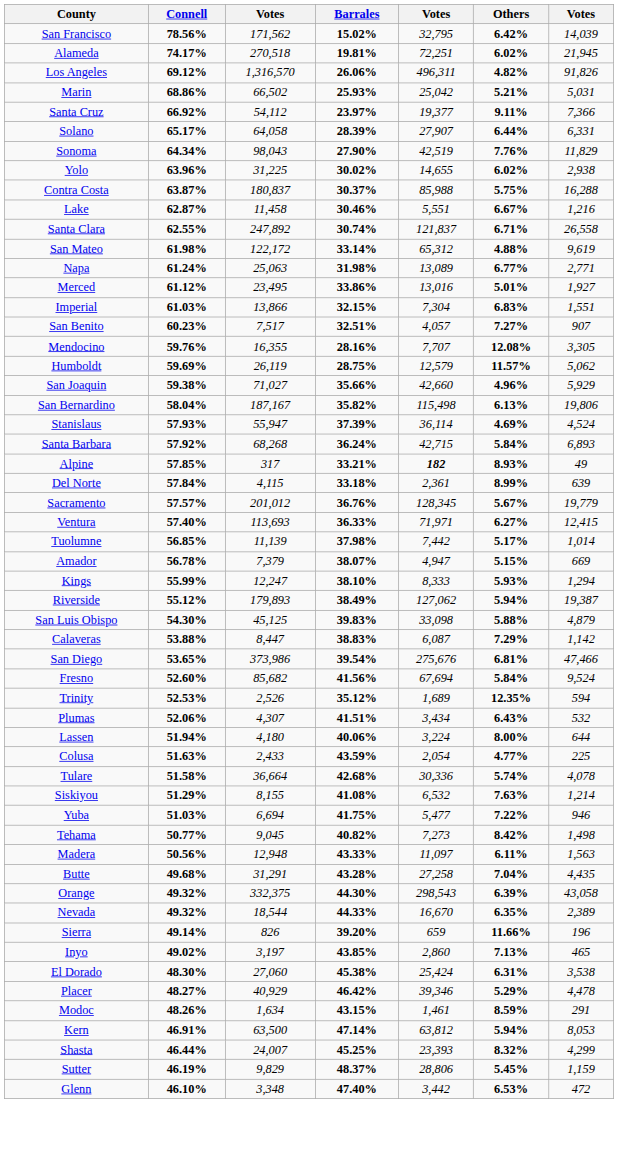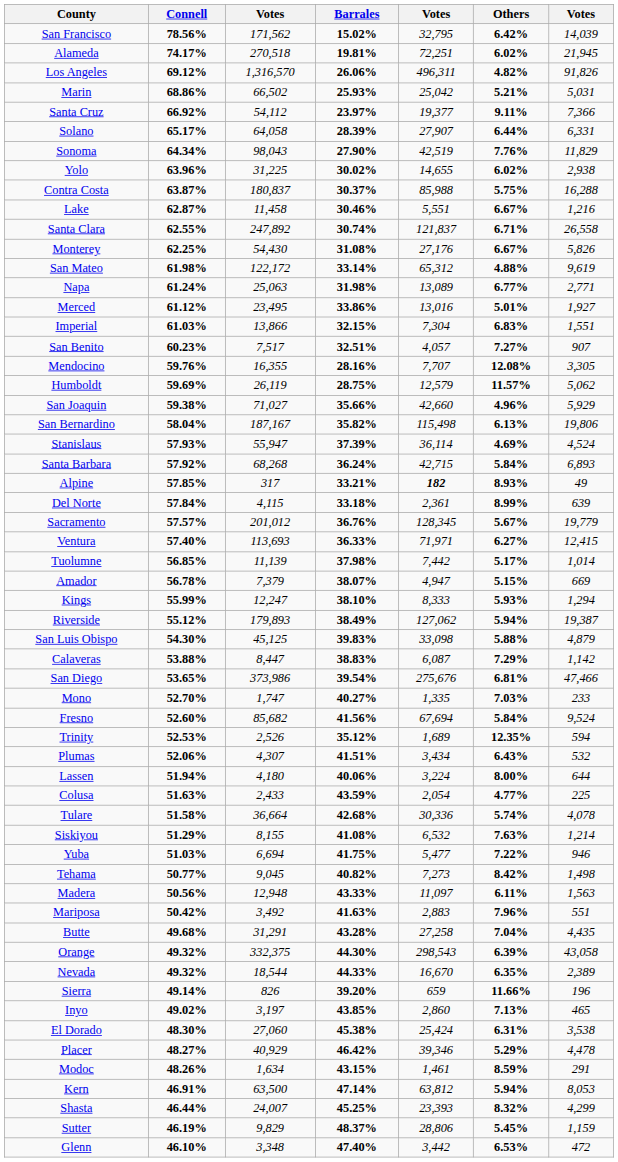+ row: (76, 248)
+ row: (76, 698)
+ row: (76, 913)
